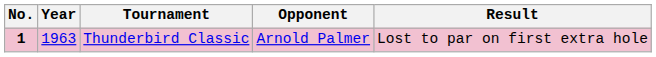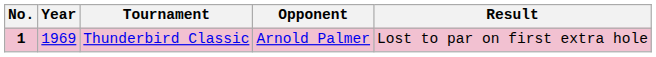(59, 40) 1963 -> (59, 40) 1969
